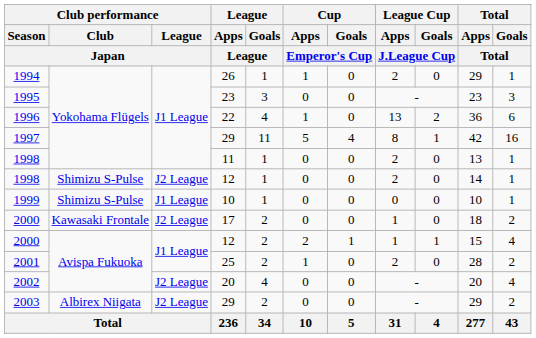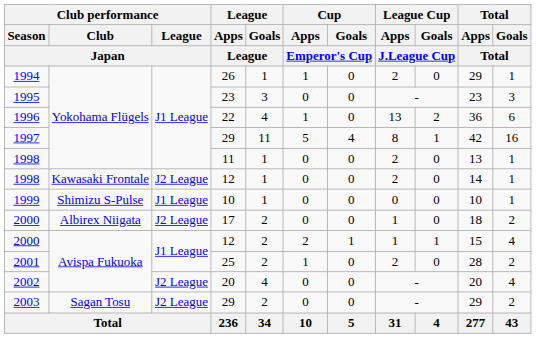(100, 179) Shimizu S-Pulse -> (100, 179) Kawasaki Frontale
(100, 220) Kawasaki Frontale -> (100, 220) Albirex Niigata
(100, 302) Albirex Niigata -> (100, 302) Sagan Tosu
